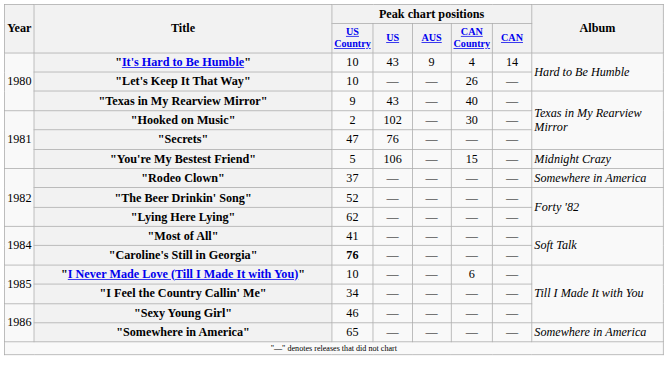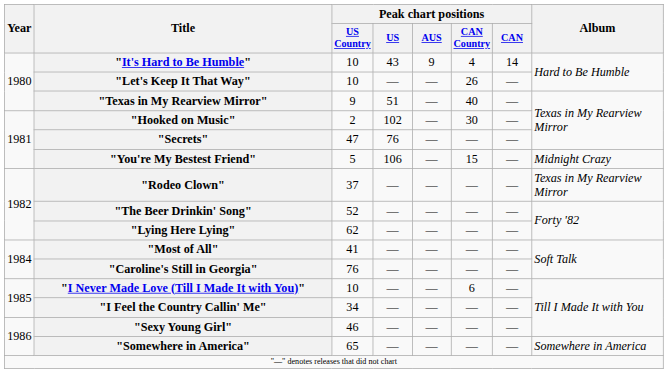(393, 101) 43 -> (393, 101) 51
(590, 178) Somewhere in America -> (588, 185) Texas in My Rearview Mirror
(352, 255) bold -> (352, 269) normal
